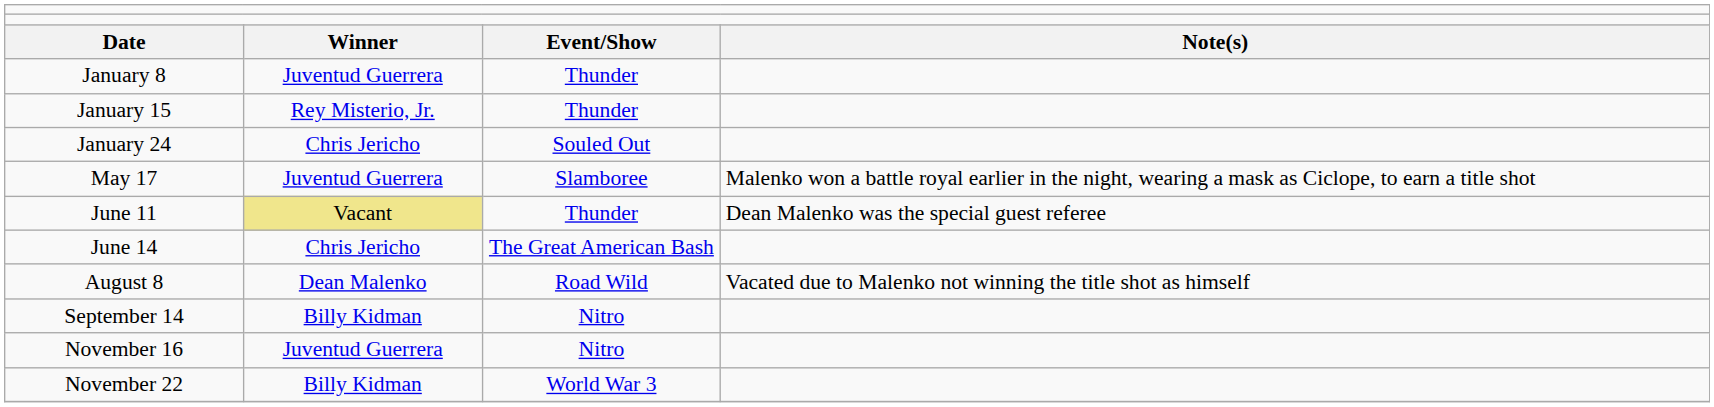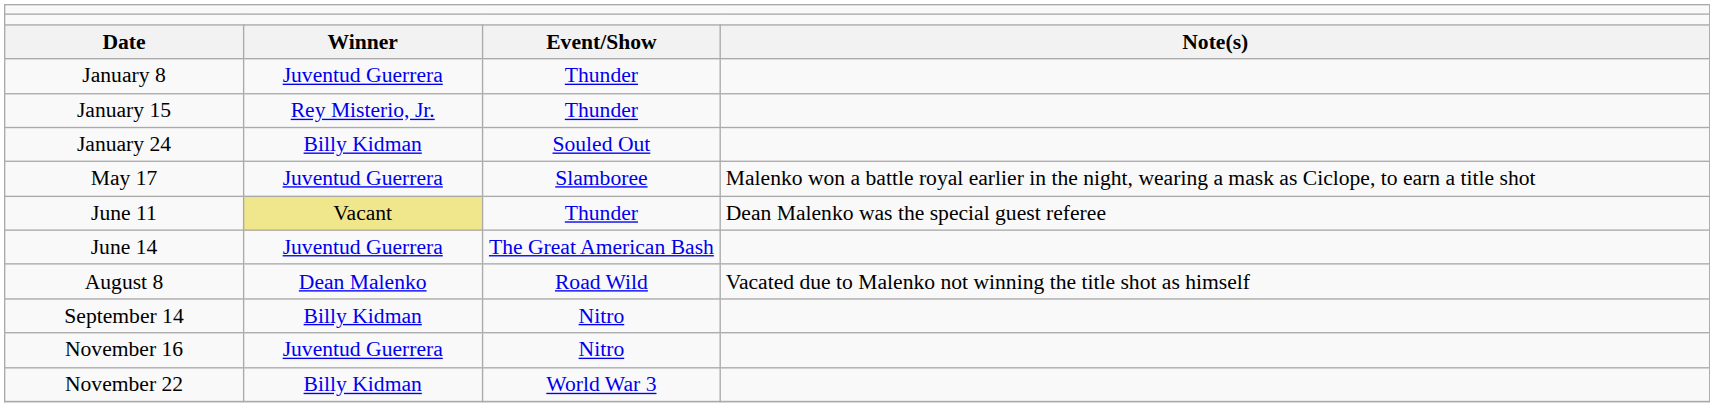(363, 144) Chris Jericho -> (363, 144) Billy Kidman
(363, 247) Chris Jericho -> (363, 247) Juventud Guerrera
